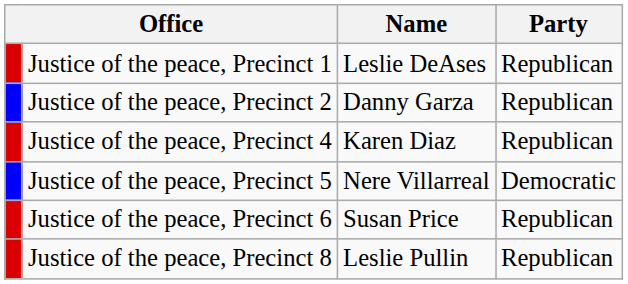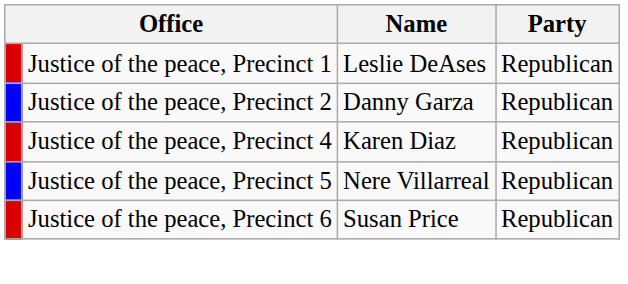(558, 180) Democratic -> (557, 180) Republican
- row: (180, 258)
